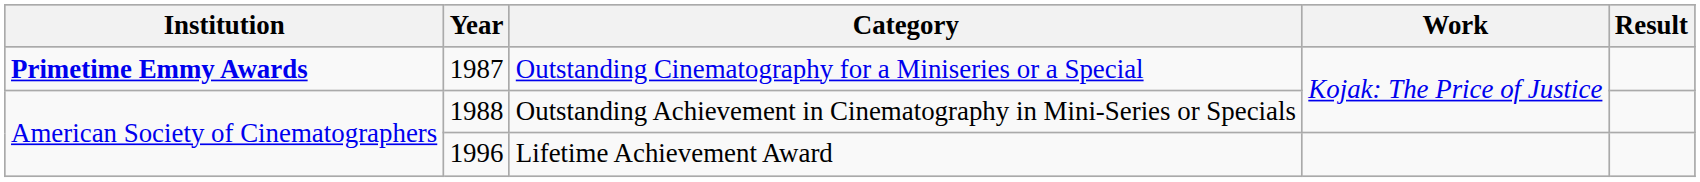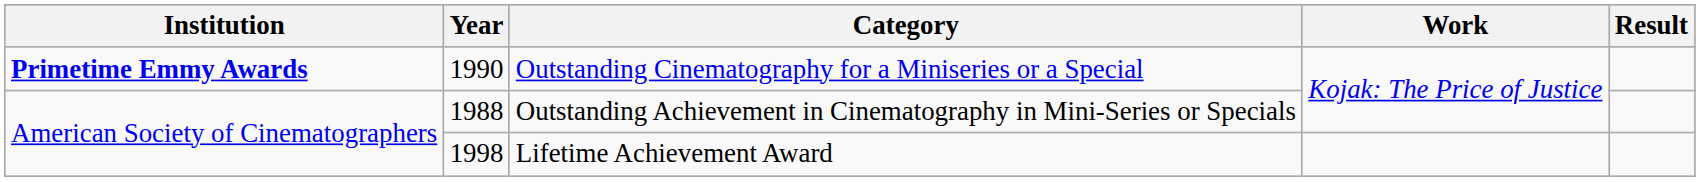(477, 68) 1987 -> (477, 68) 1990
(477, 153) 1996 -> (477, 153) 1998
